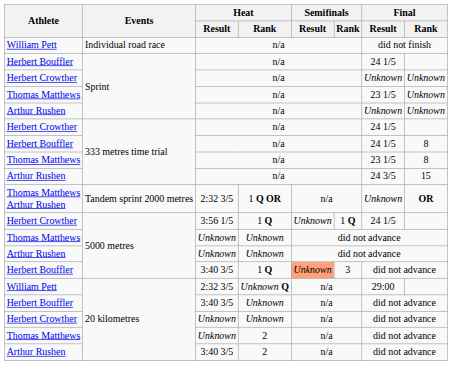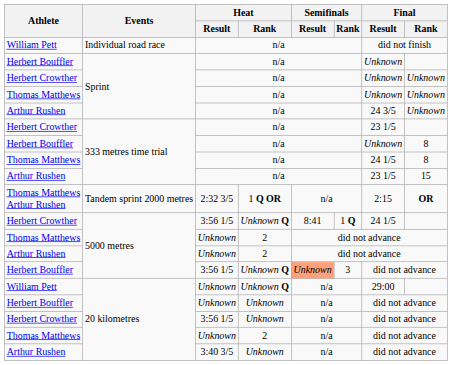(383, 62) 24 1/5 -> (383, 62) Unknown
(383, 95) 23 1/5 -> (383, 95) Unknown
(383, 111) Unknown -> (383, 111) 24 3/5
(383, 127) 24 1/5 -> (383, 127) 23 1/5
(383, 144) 24 1/5 -> (383, 144) Unknown
(383, 160) 23 1/5 -> (383, 160) 24 1/5
(383, 176) 24 3/5 -> (383, 176) 23 1/5
(383, 199) Unknown -> (383, 199) 2:15
(265, 221) 1 Q -> (265, 221) Unknown Q
(313, 221) Unknown -> (313, 221) 8:41
(265, 237) Unknown -> (265, 237) 2
(265, 254) Unknown -> (265, 254) 2
(217, 270) 3:40 3/5 -> (217, 270) 3:56 1/5
(265, 270) 1 Q -> (265, 270) Unknown Q
(217, 287) 2:32 3/5 -> (217, 287) Unknown
(217, 303) 3:40 3/5 -> (217, 303) Unknown
(217, 319) Unknown -> (217, 319) 3:56 1/5
(265, 352) 2 -> (265, 352) Unknown
